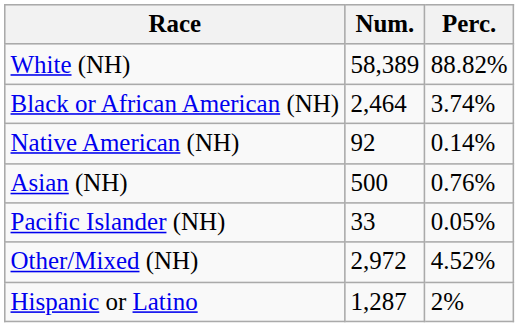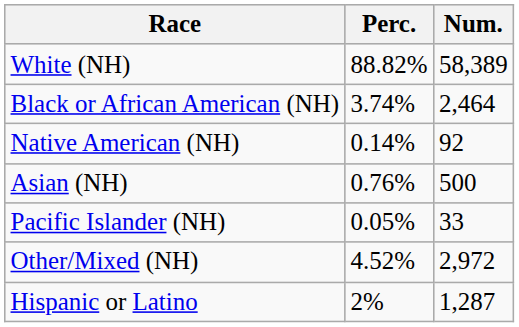columns swapped: (385, 24) <-> (469, 24)
